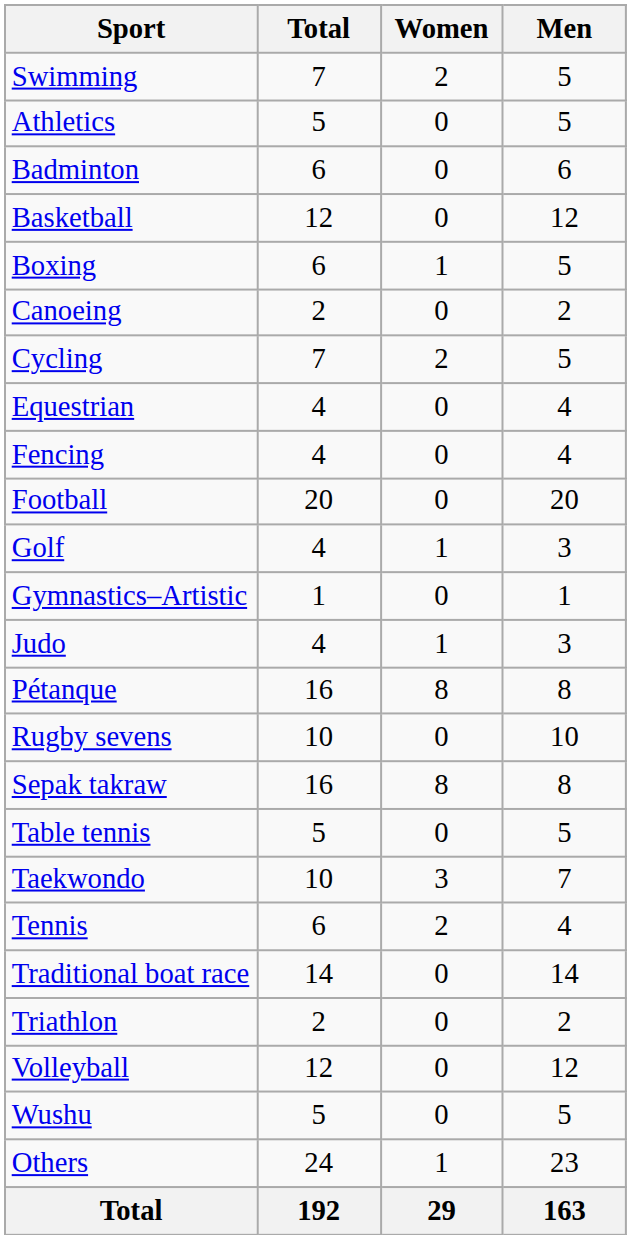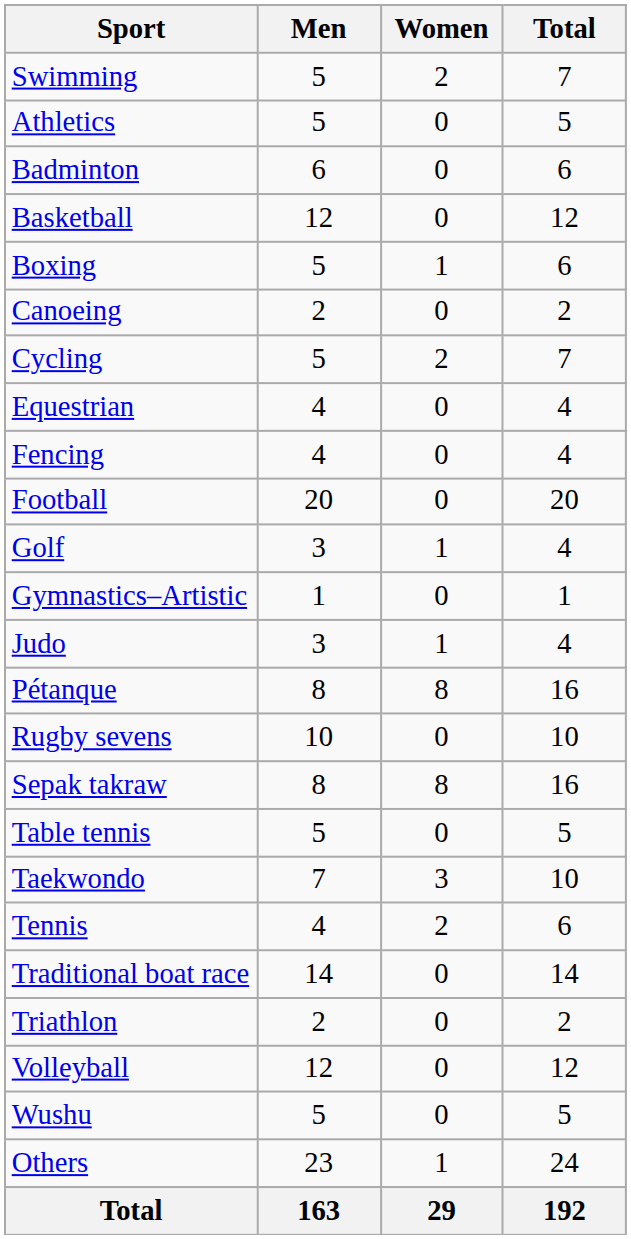columns swapped: (564, 28) <-> (319, 28)
